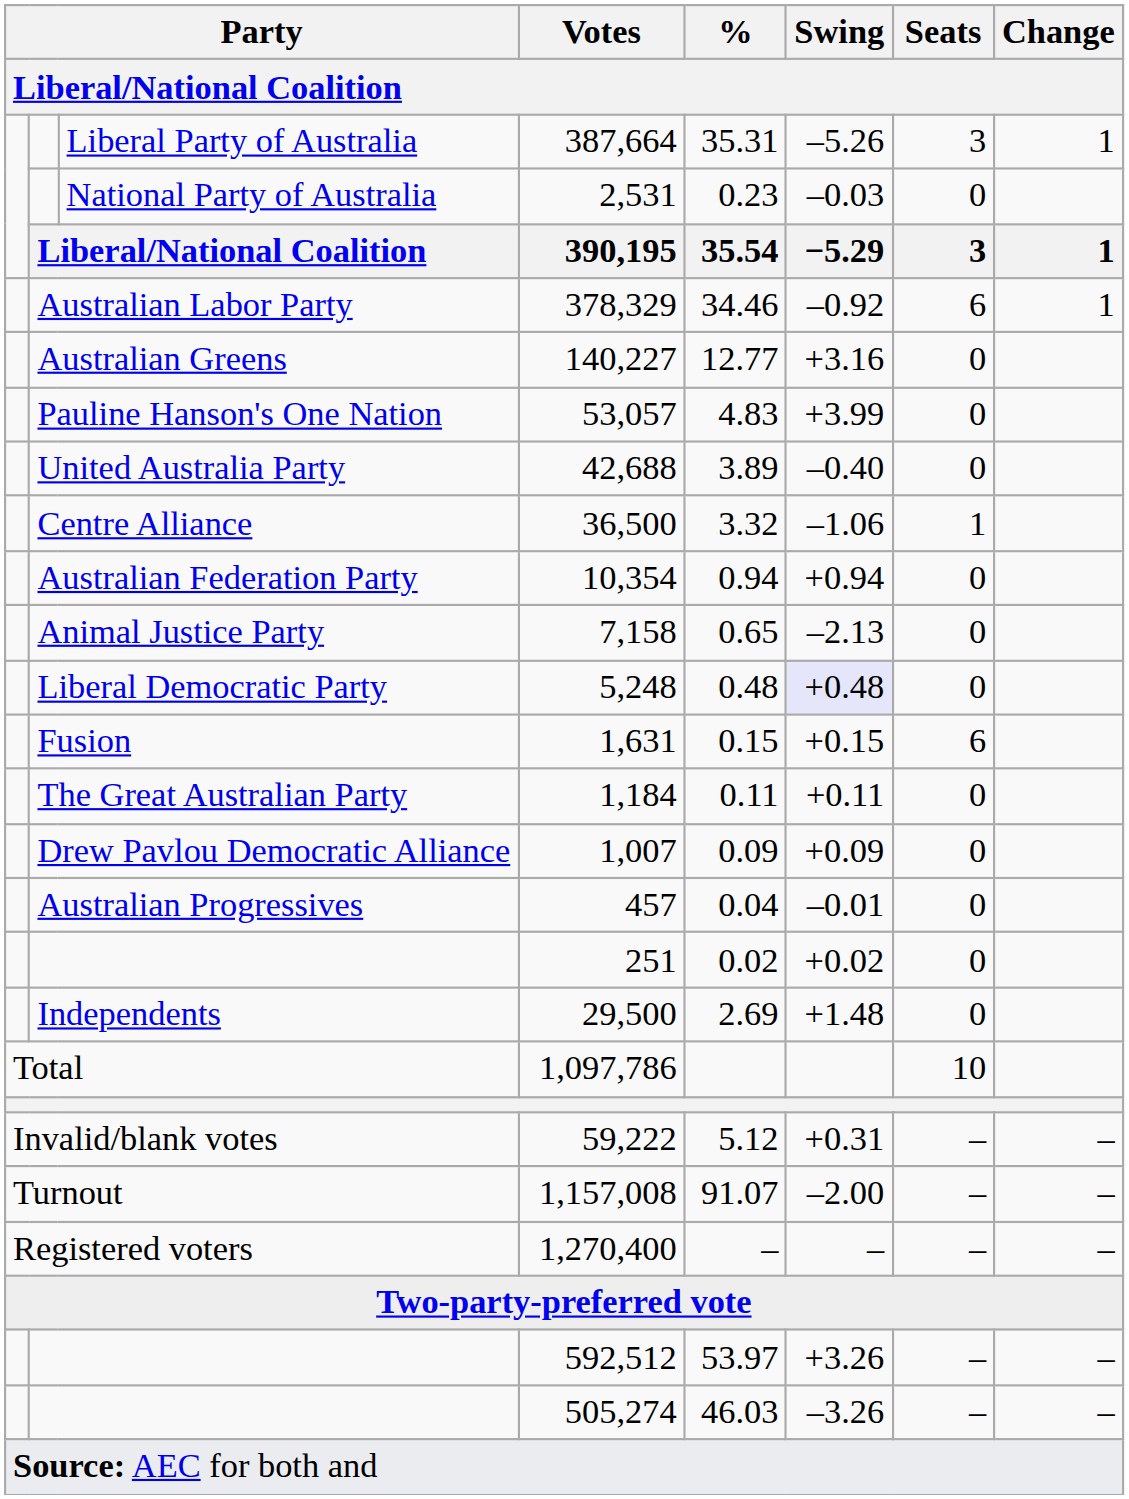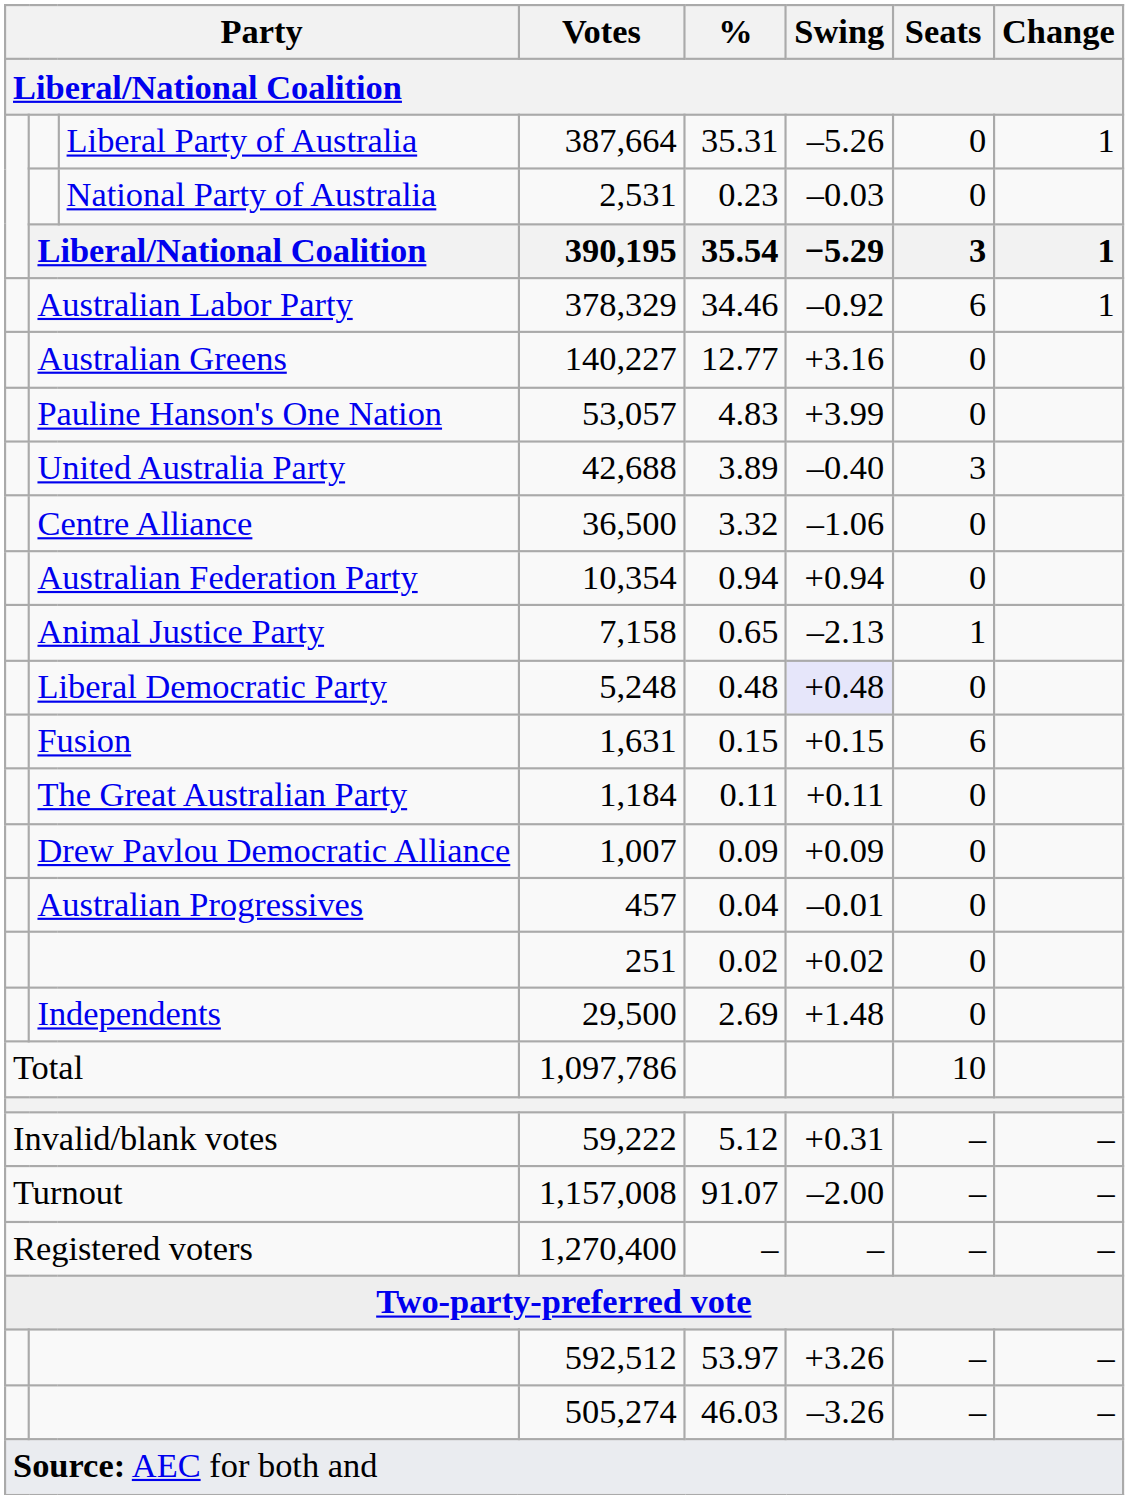(977, 140) 3 -> (977, 140) 0
(977, 468) 0 -> (977, 468) 3
(977, 522) 1 -> (977, 522) 0
(977, 631) 0 -> (977, 631) 1
